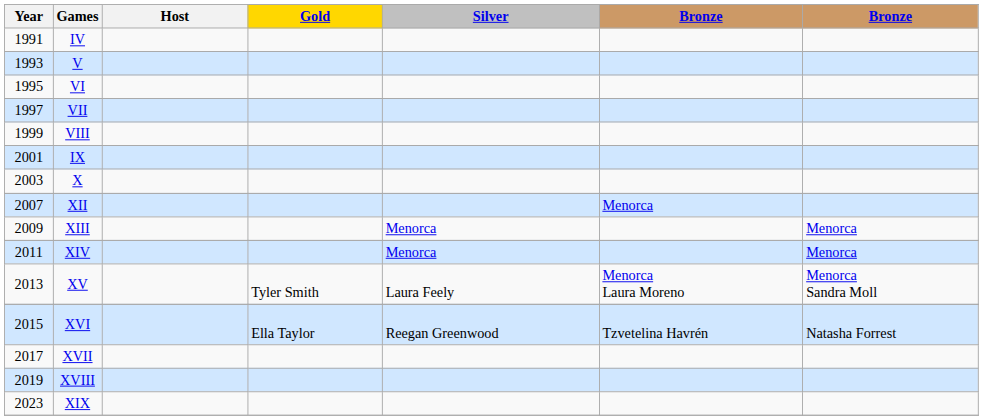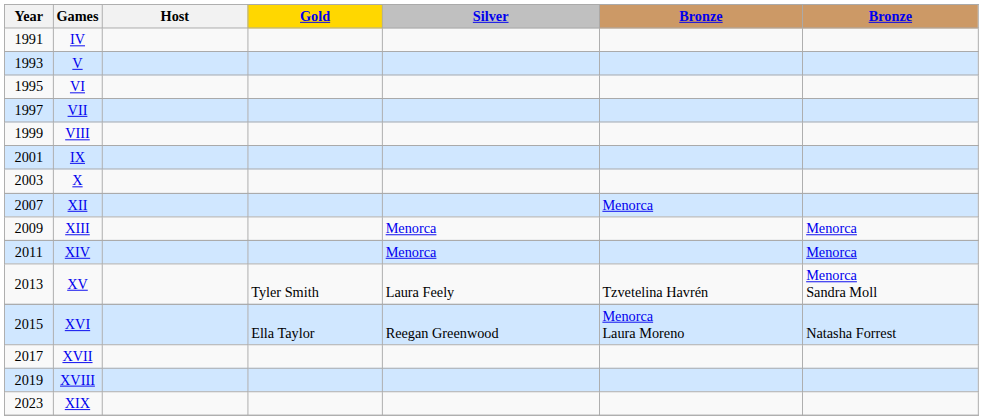(643, 284) Menorca Laura Moreno -> (655, 292) Tzvetelina Havrén
(655, 333) Tzvetelina Havrén -> (643, 324) Menorca Laura Moreno
